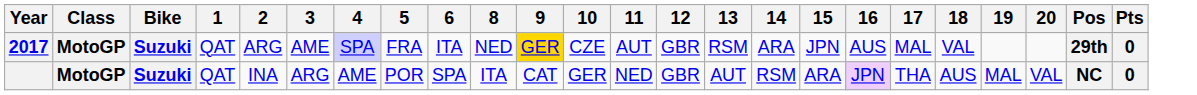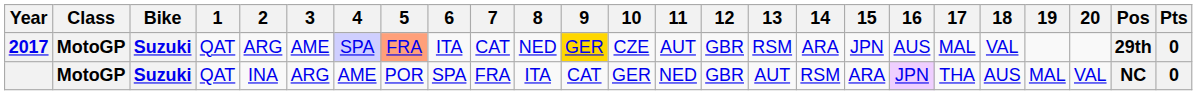+ column: (493, 18)
(404, 47) no background -> (404, 47) lightsalmon background
